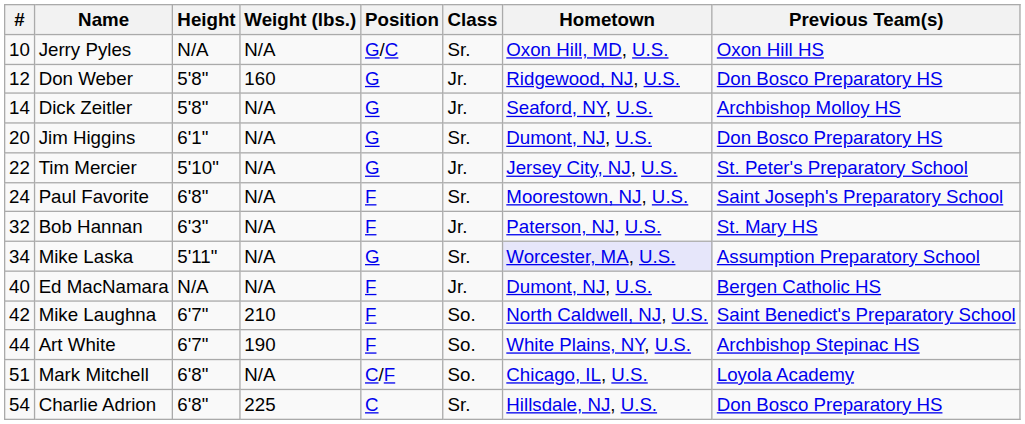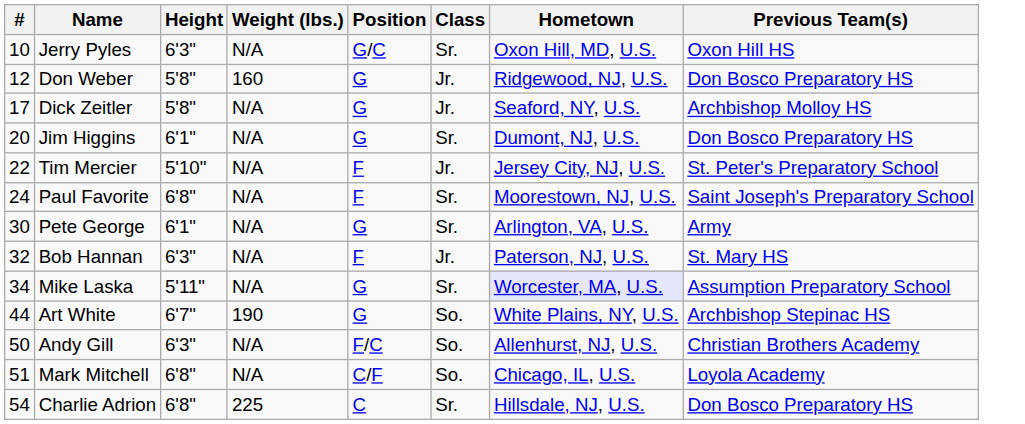(193, 49) N/A -> (180, 49) 6'3"
(19, 109) 14 -> (19, 109) 17
(372, 168) G -> (358, 168) F
+ row: (92, 227)
- row: (104, 286)
- row: (97, 316)
(371, 345) F -> (360, 316) G
+ row: (76, 345)
